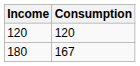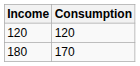(65, 52) 167 -> (65, 52) 170
